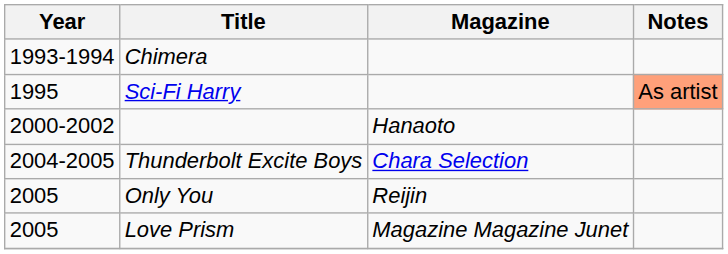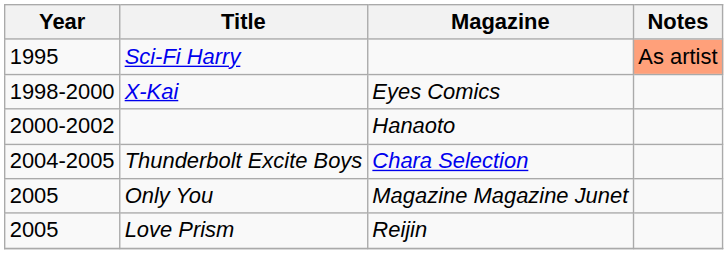- row: (62, 56)
+ row: (62, 91)
(400, 195) Reijin -> (500, 195) Magazine Magazine Junet
(500, 230) Magazine Magazine Junet -> (400, 230) Reijin
